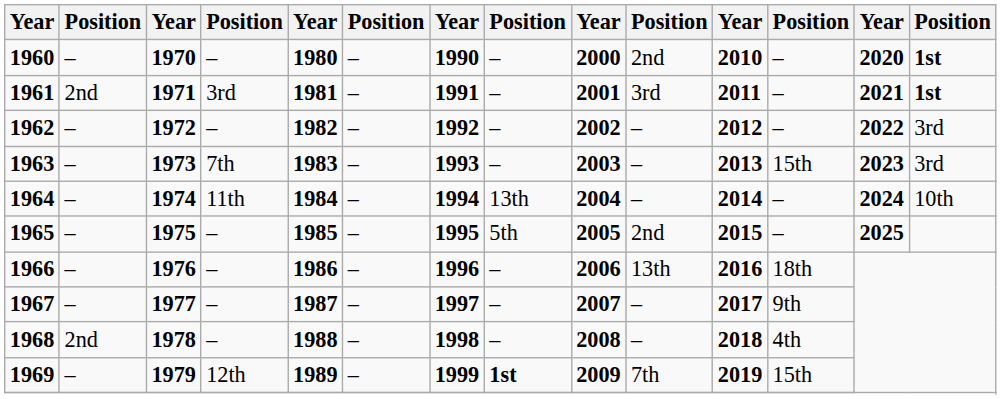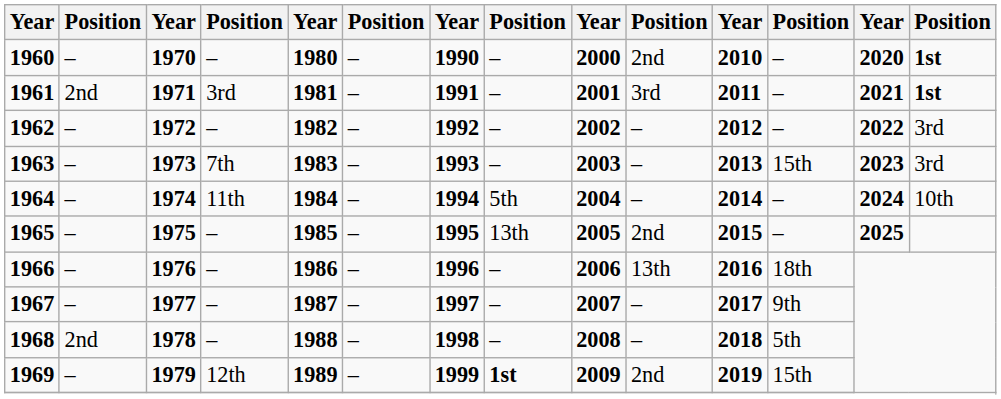(509, 198) 13th -> (504, 198) 5th
(504, 233) 5th -> (509, 233) 13th
(787, 339) 4th -> (787, 339) 5th
(645, 374) 7th -> (648, 374) 2nd
